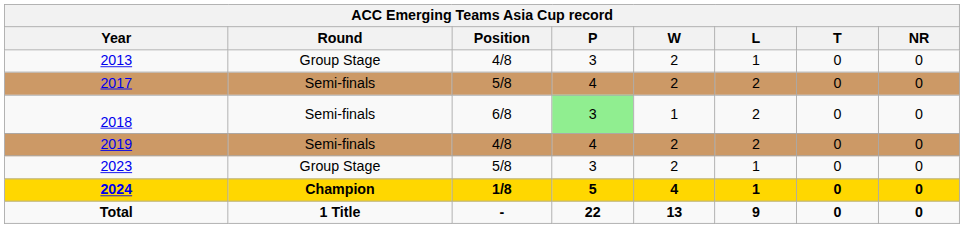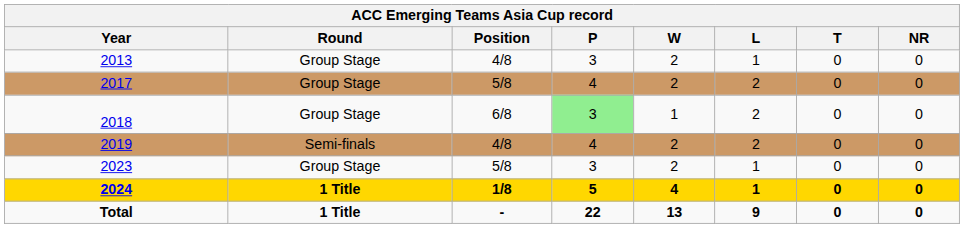(340, 83) Semi-finals -> (340, 83) Group Stage
(340, 114) Semi-finals -> (340, 114) Group Stage
(340, 189) Champion -> (340, 189) 1 Title
